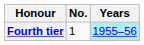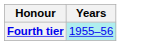- column: (78, 13)
